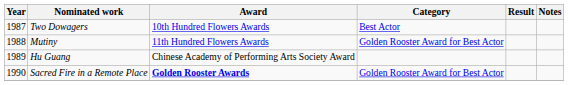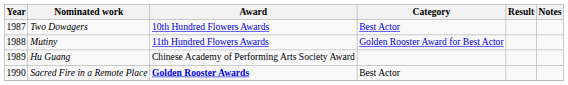(431, 73) Golden Rooster Award for Best Actor -> (380, 73) Best Actor
